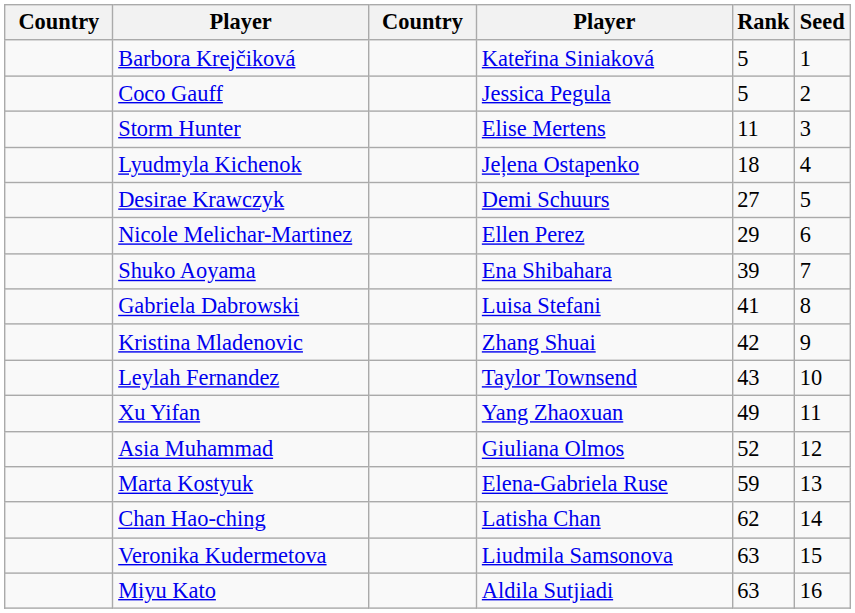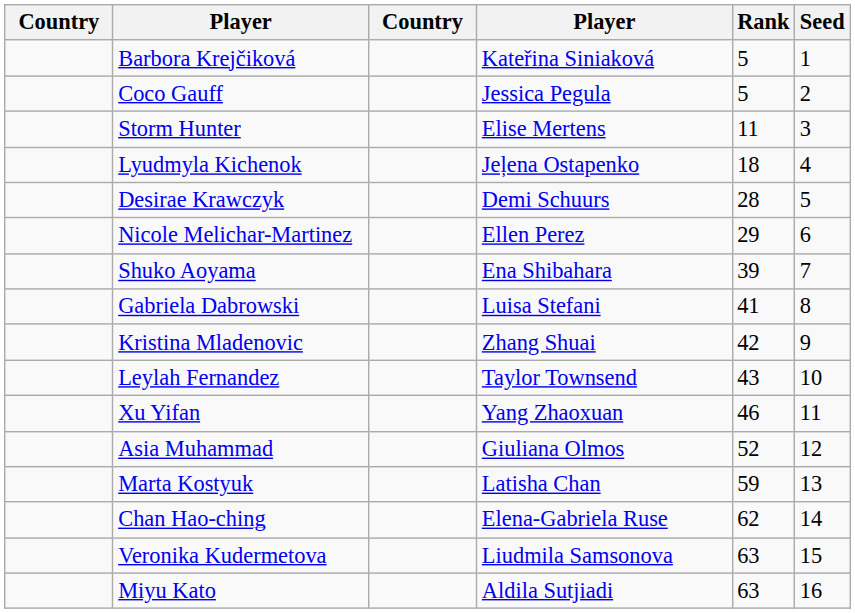(748, 199) 27 -> (748, 199) 28
(748, 413) 49 -> (748, 413) 46
(575, 484) Elena-Gabriela Ruse -> (541, 484) Latisha Chan
(541, 519) Latisha Chan -> (575, 519) Elena-Gabriela Ruse
